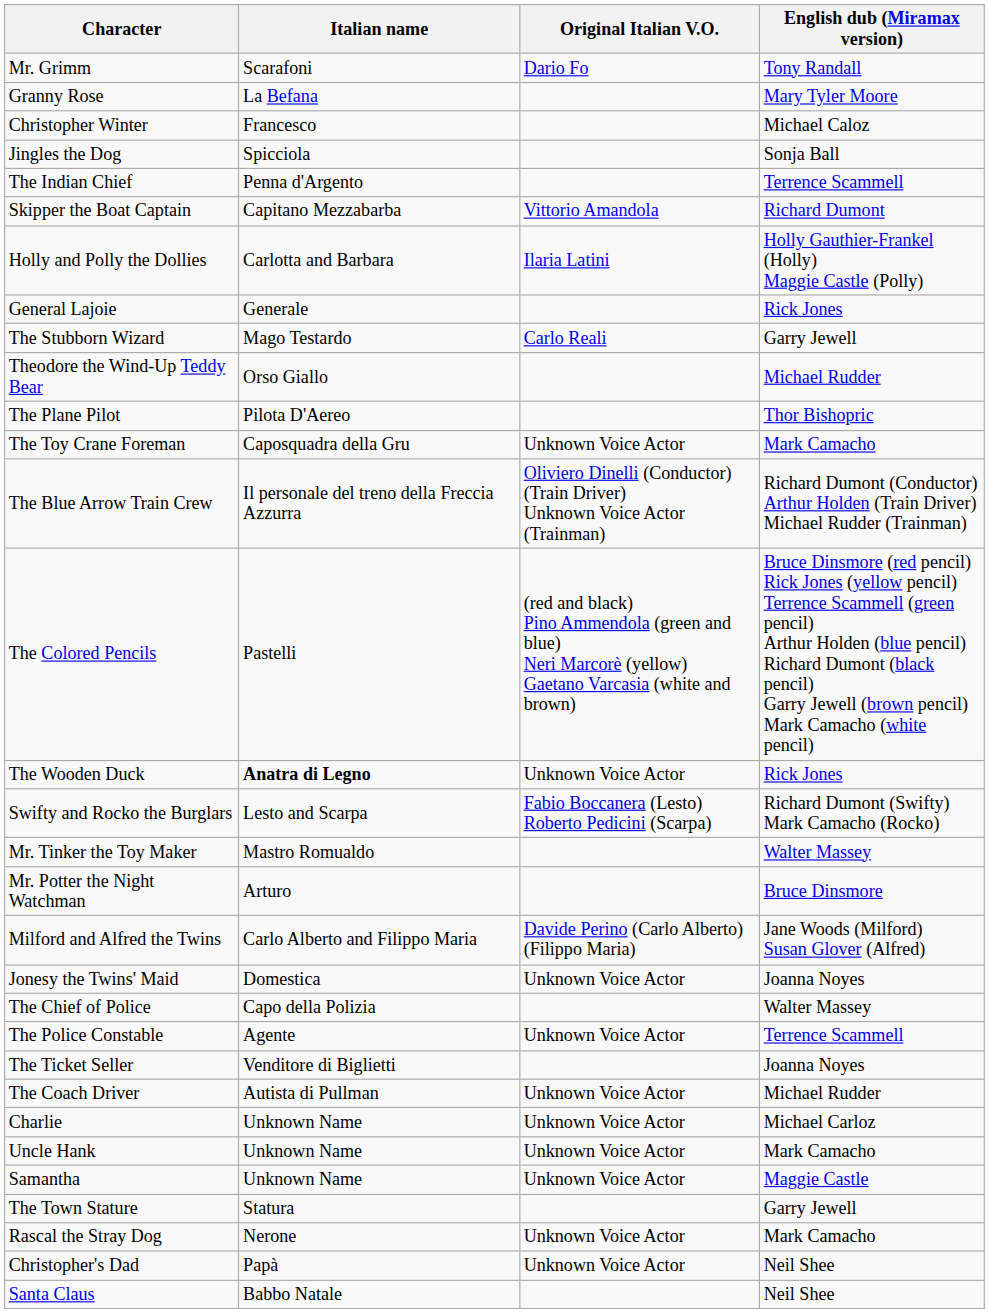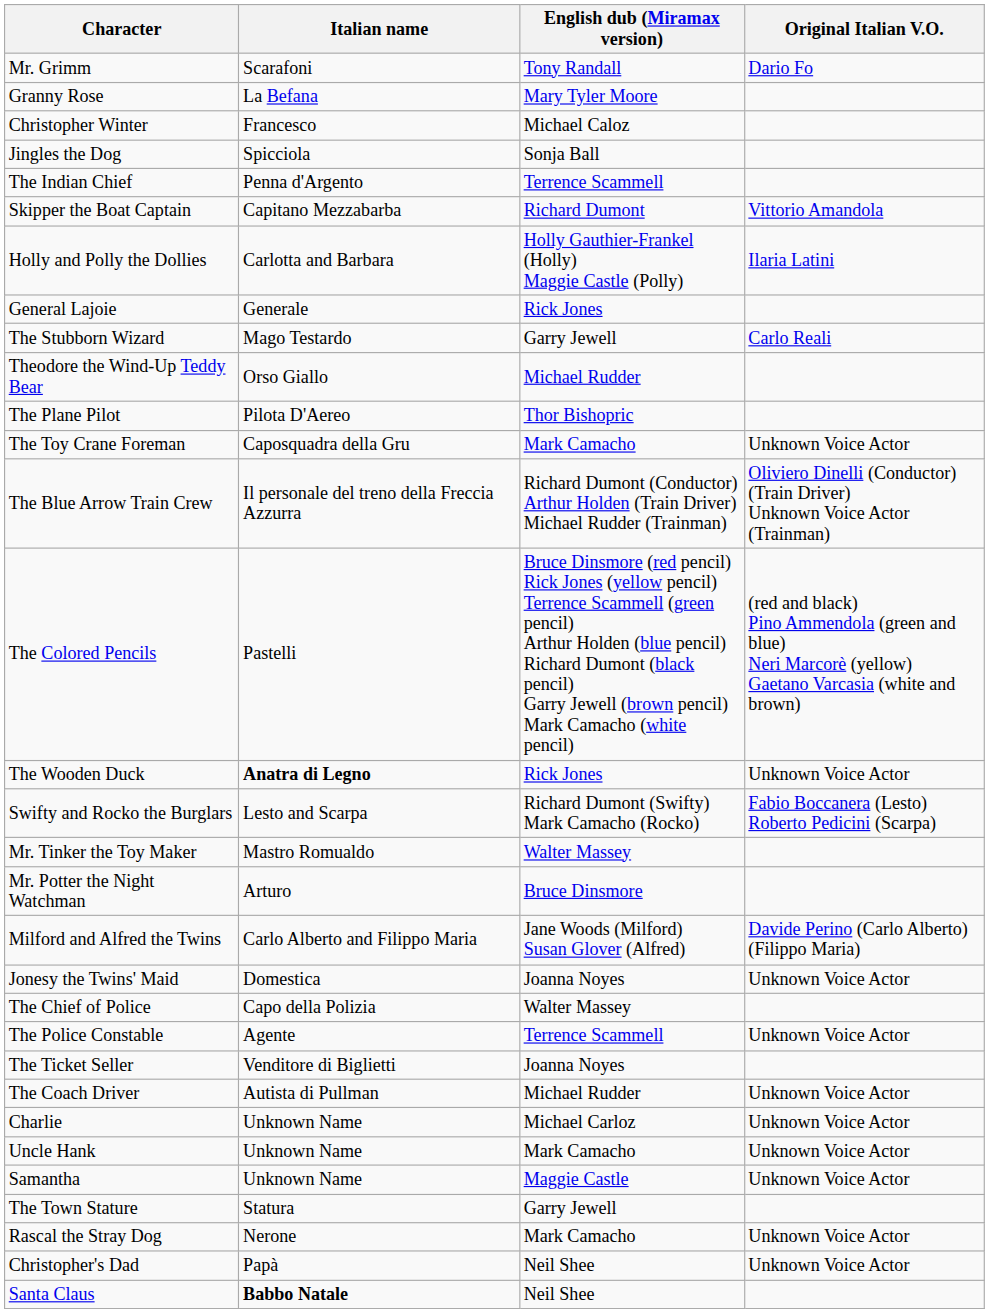columns swapped: (640, 29) <-> (872, 29)
(293, 1294) normal -> (296, 1294) bold
